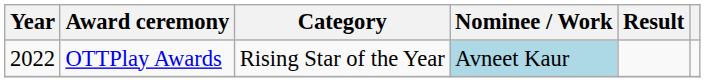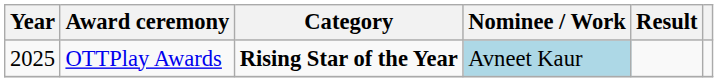(32, 58) 2022 -> (32, 58) 2025
(342, 58) normal -> (349, 58) bold
